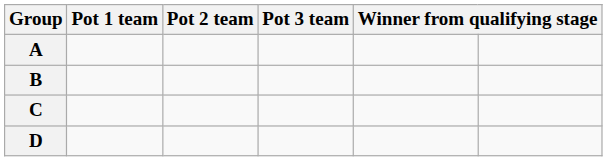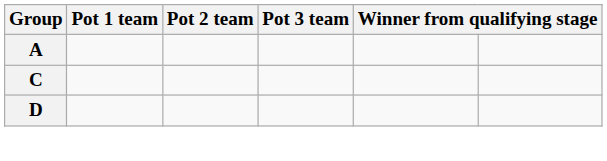- row: (36, 79)
